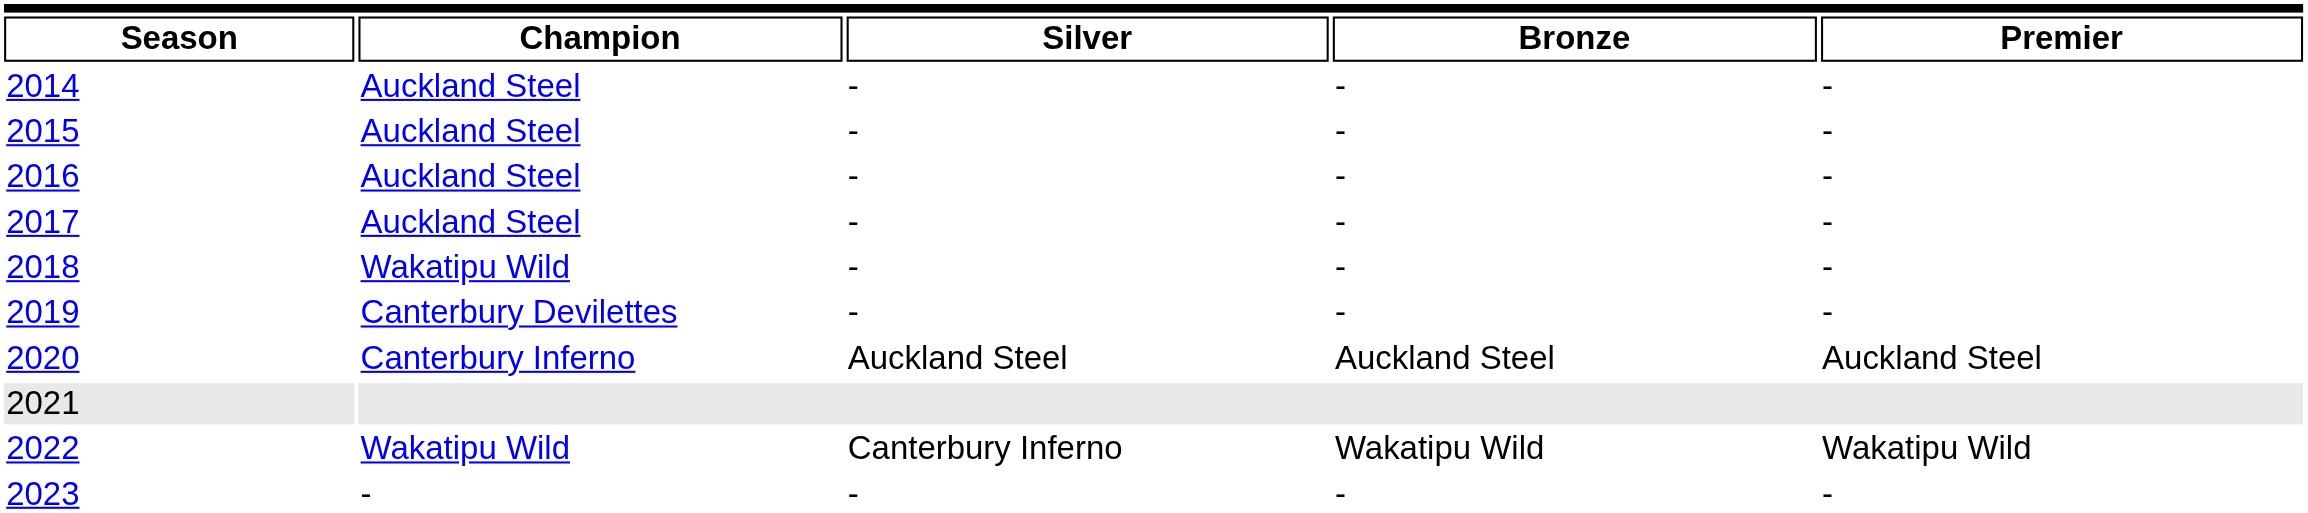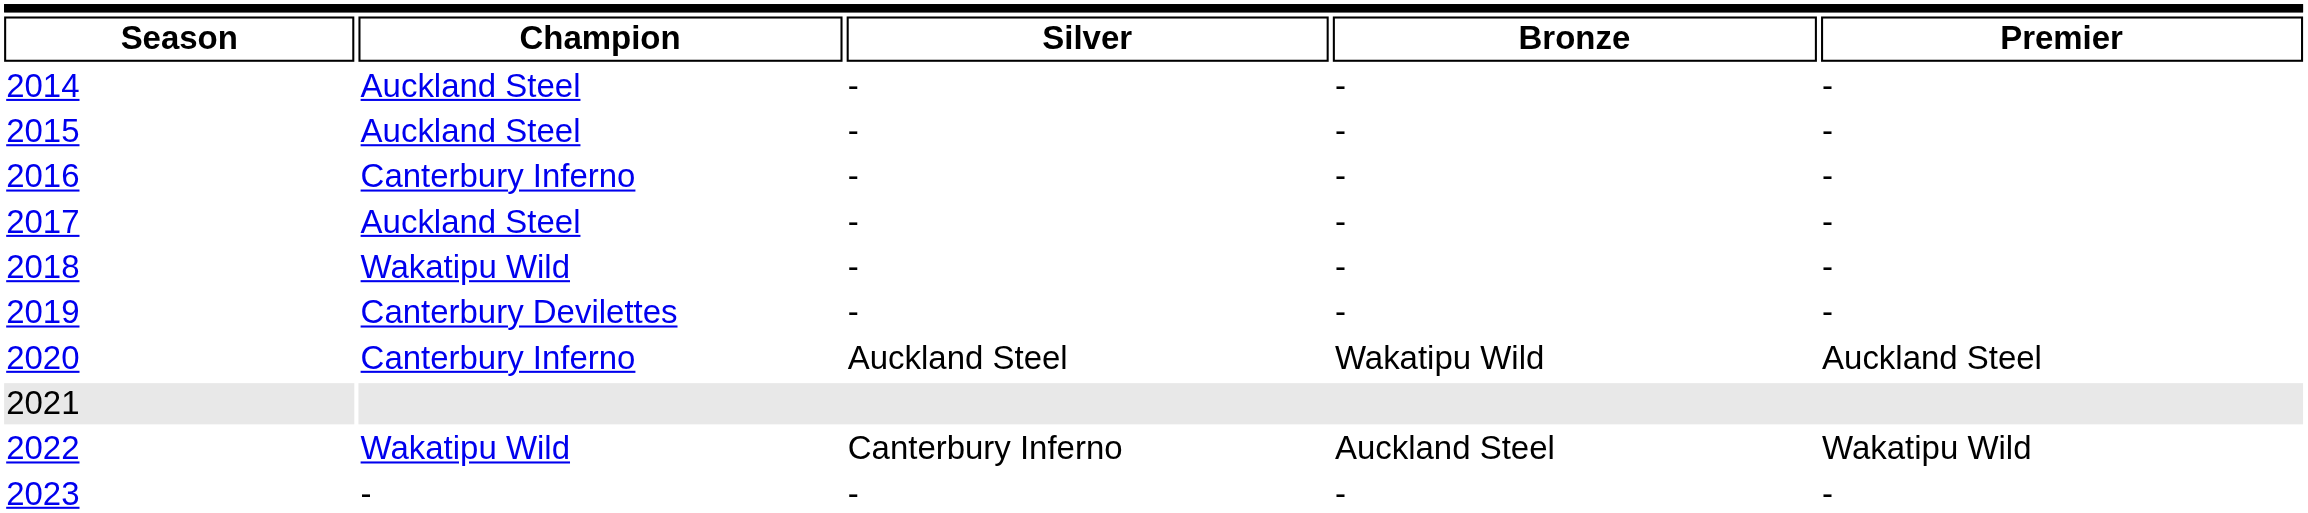(471, 176) Auckland Steel -> (498, 176) Canterbury Inferno
(1445, 357) Auckland Steel -> (1440, 357) Wakatipu Wild
(1440, 448) Wakatipu Wild -> (1445, 448) Auckland Steel
